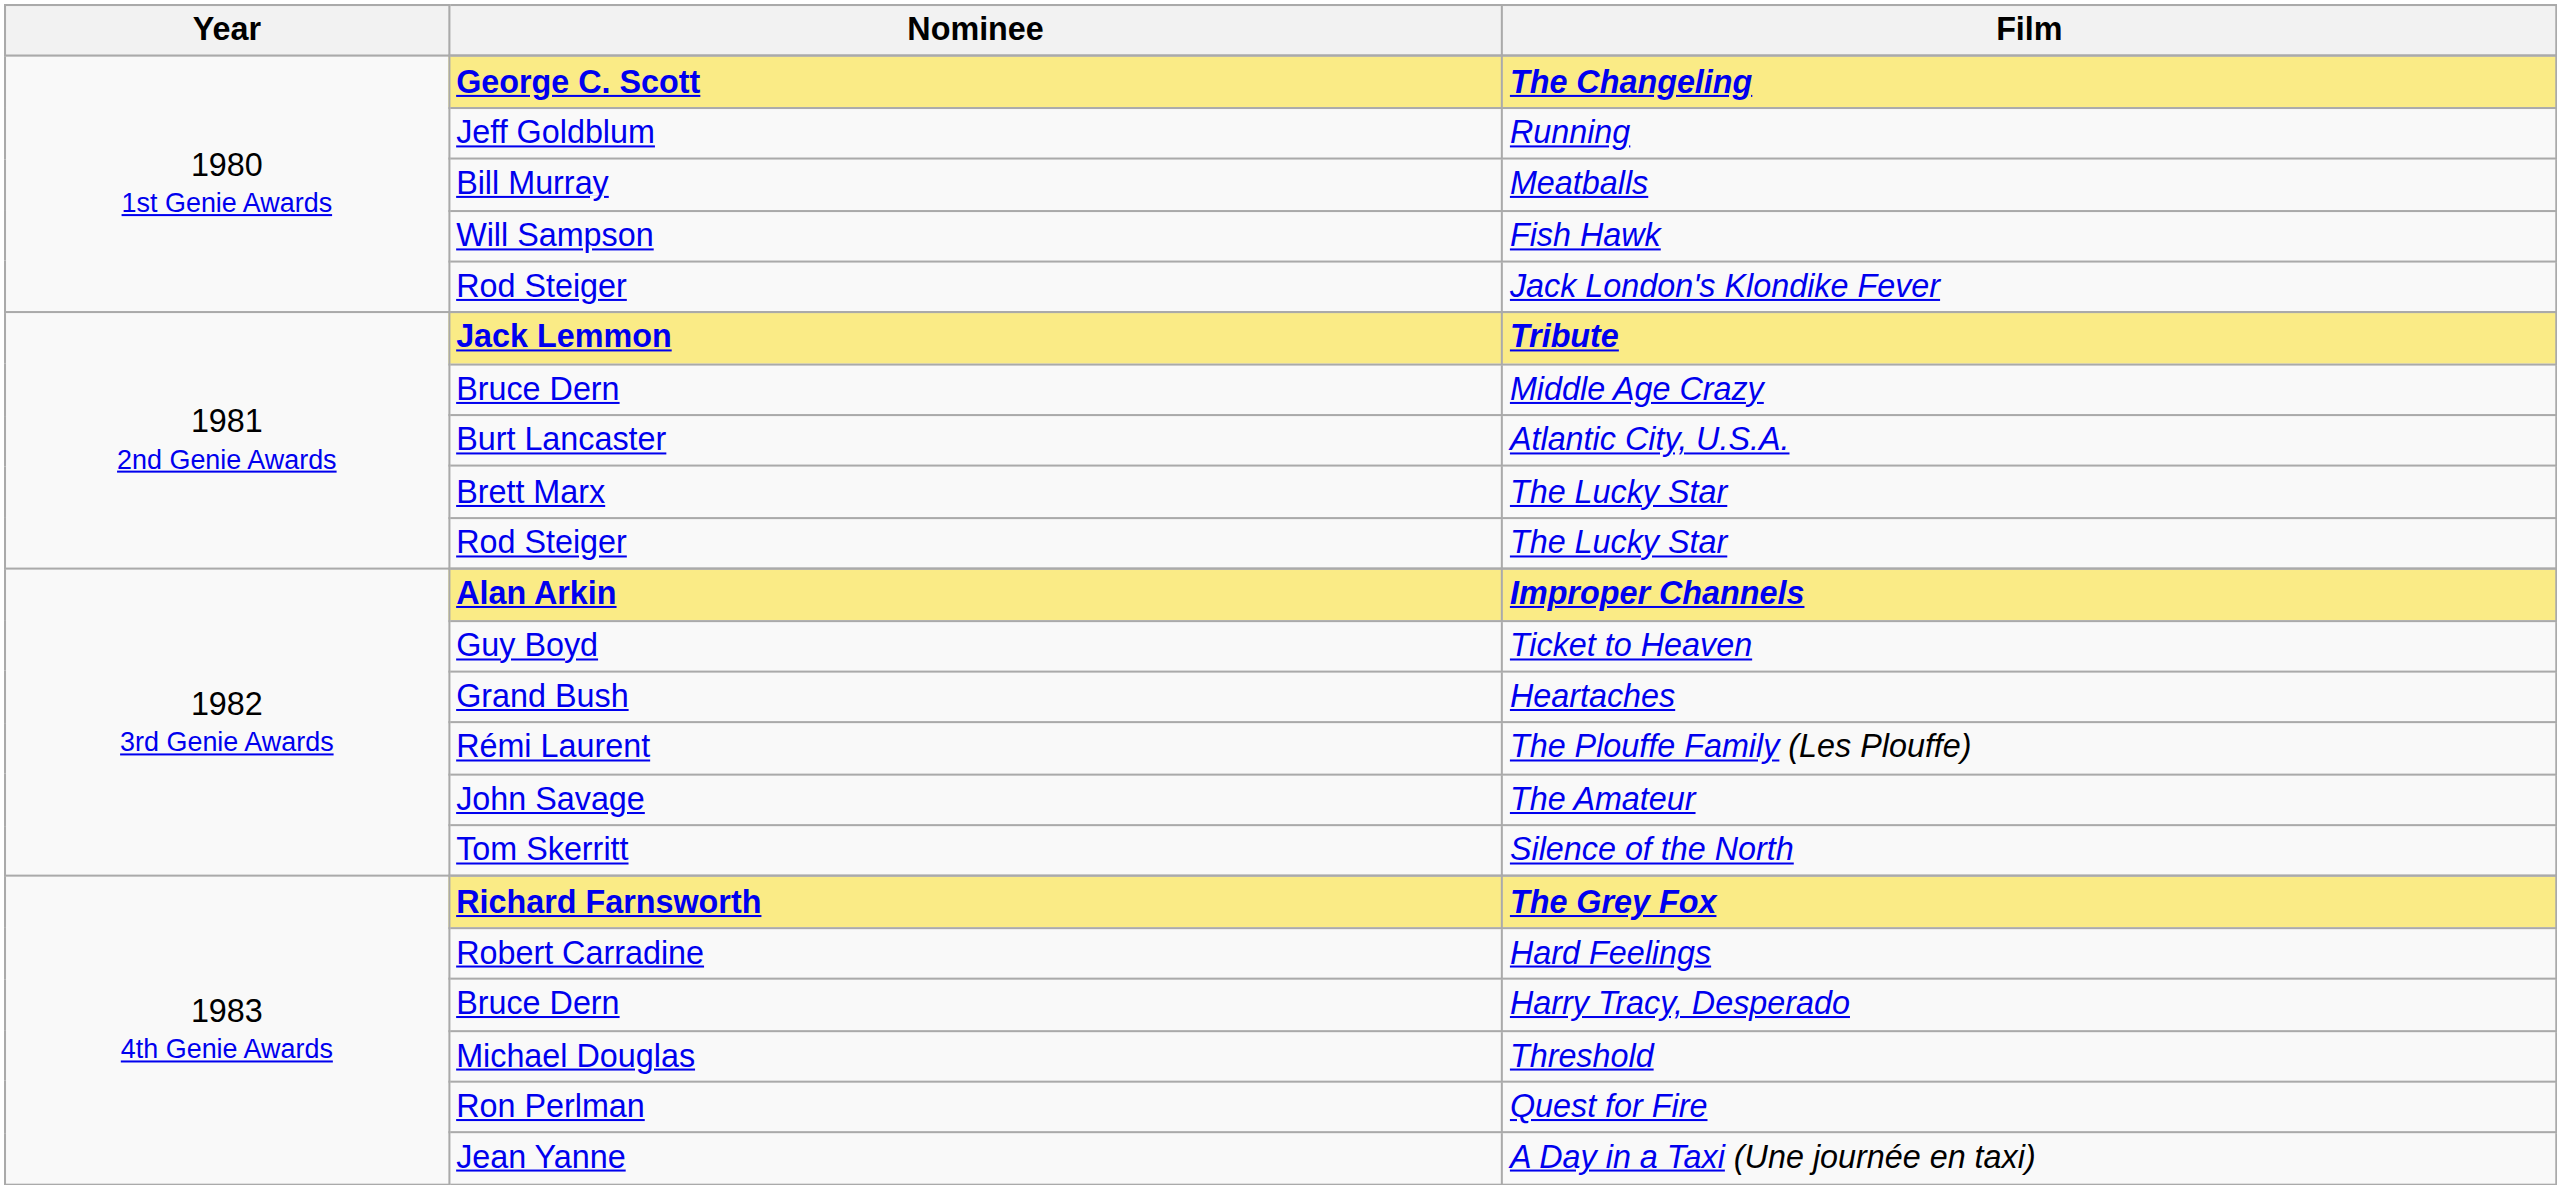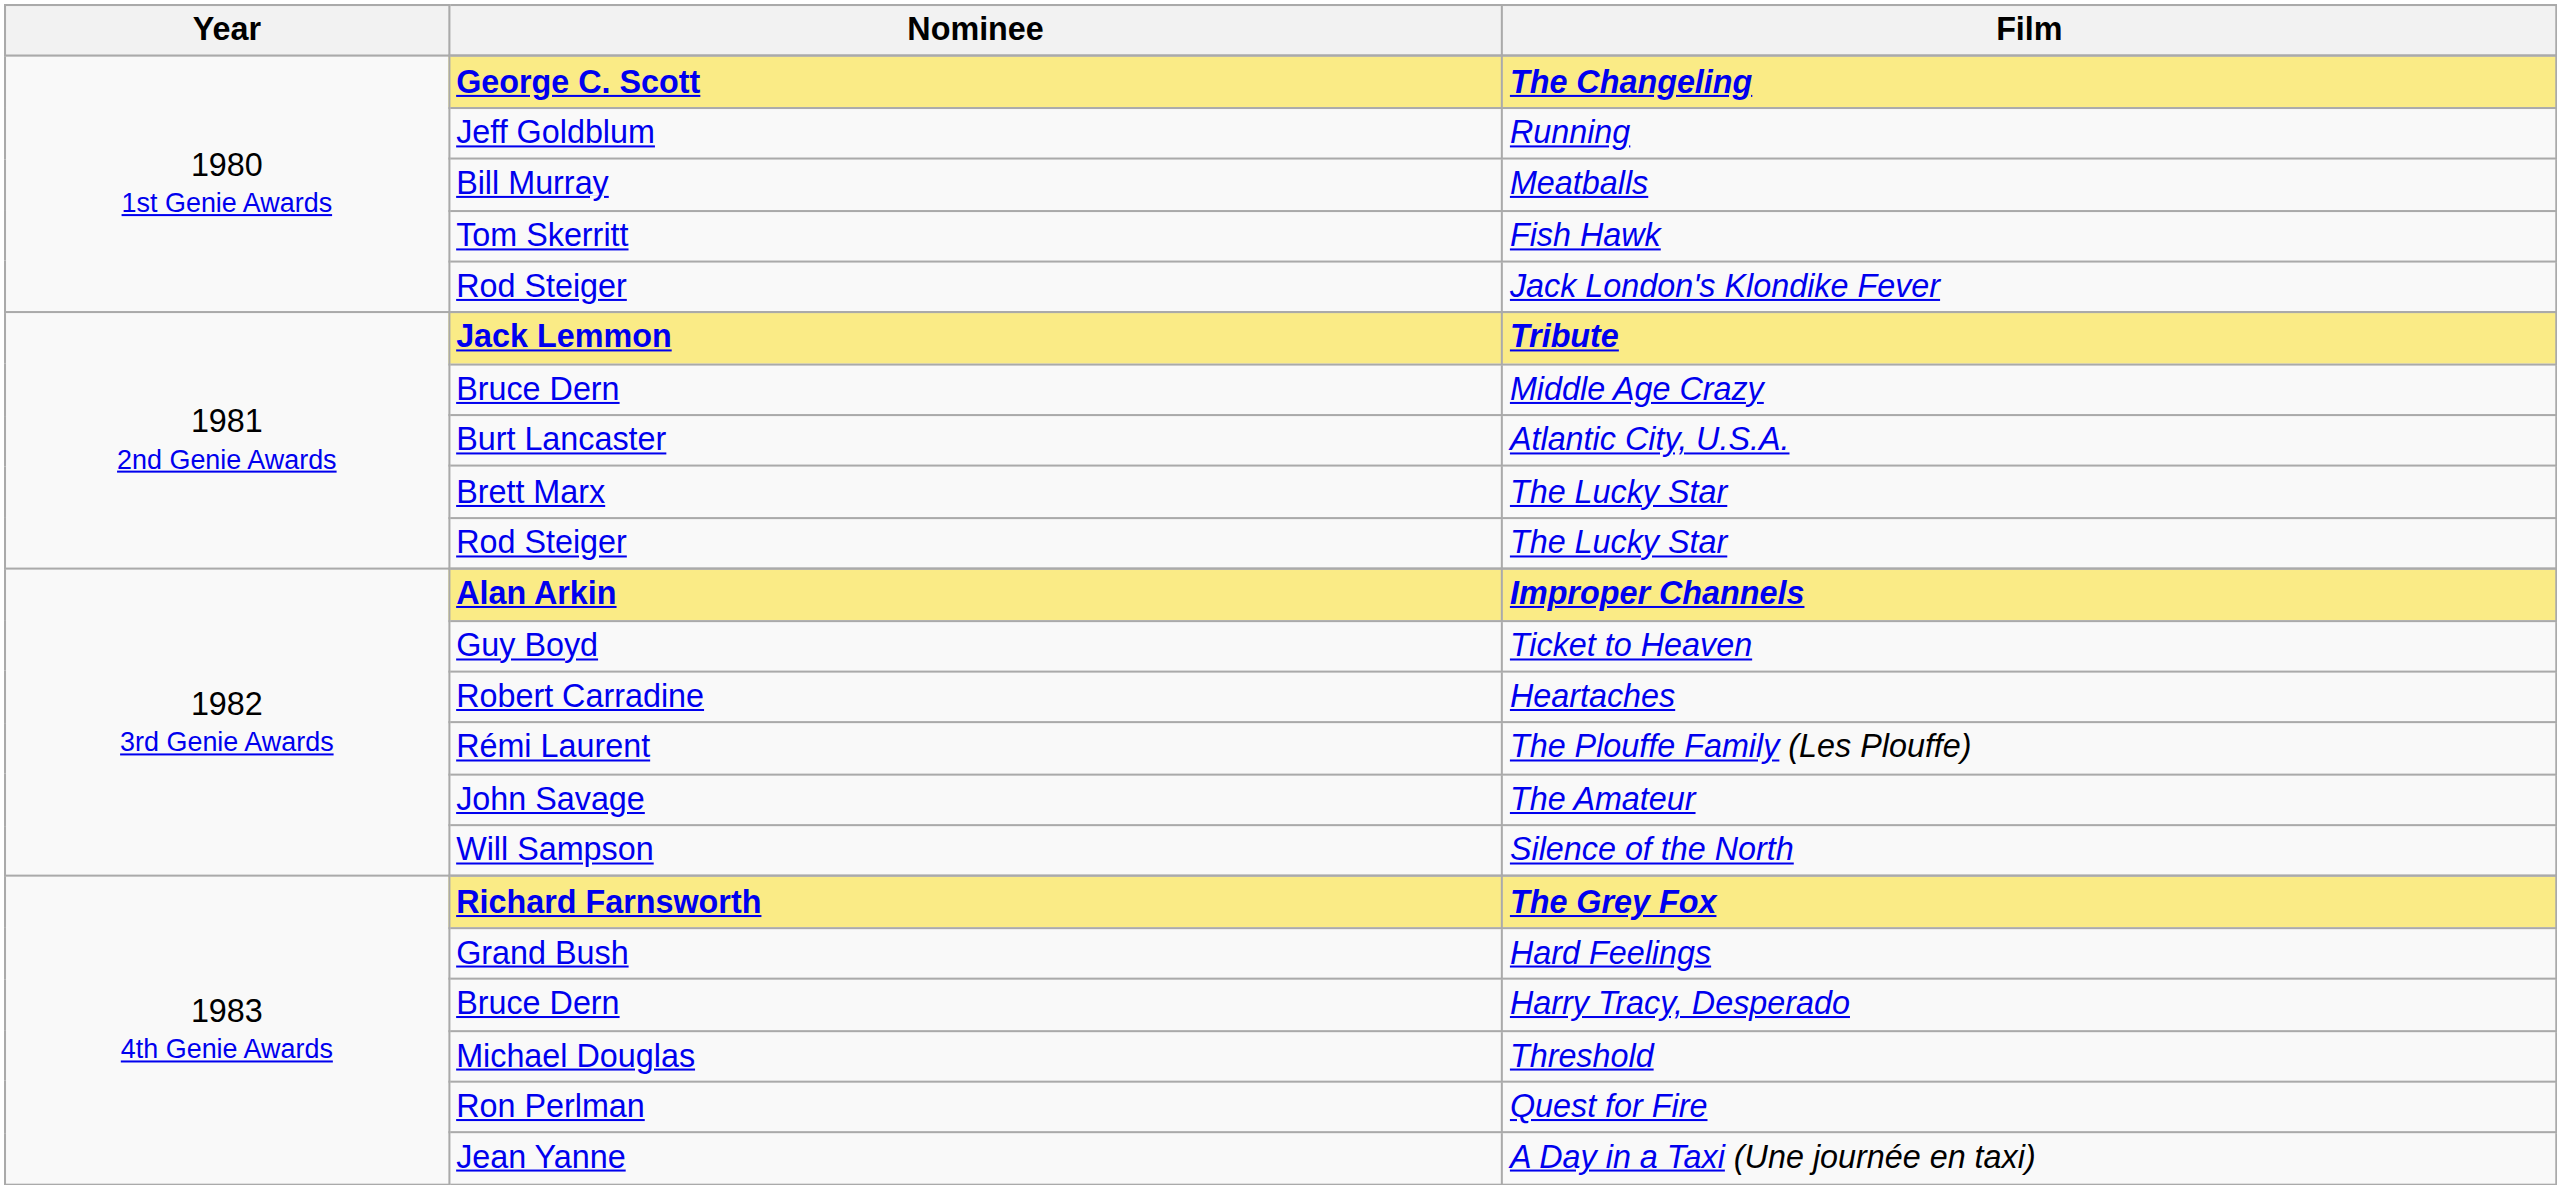(555, 235) Will Sampson -> (542, 235) Tom Skerritt
(542, 696) Grand Bush -> (580, 696) Robert Carradine
(542, 850) Tom Skerritt -> (555, 850) Will Sampson
(580, 952) Robert Carradine -> (542, 952) Grand Bush
